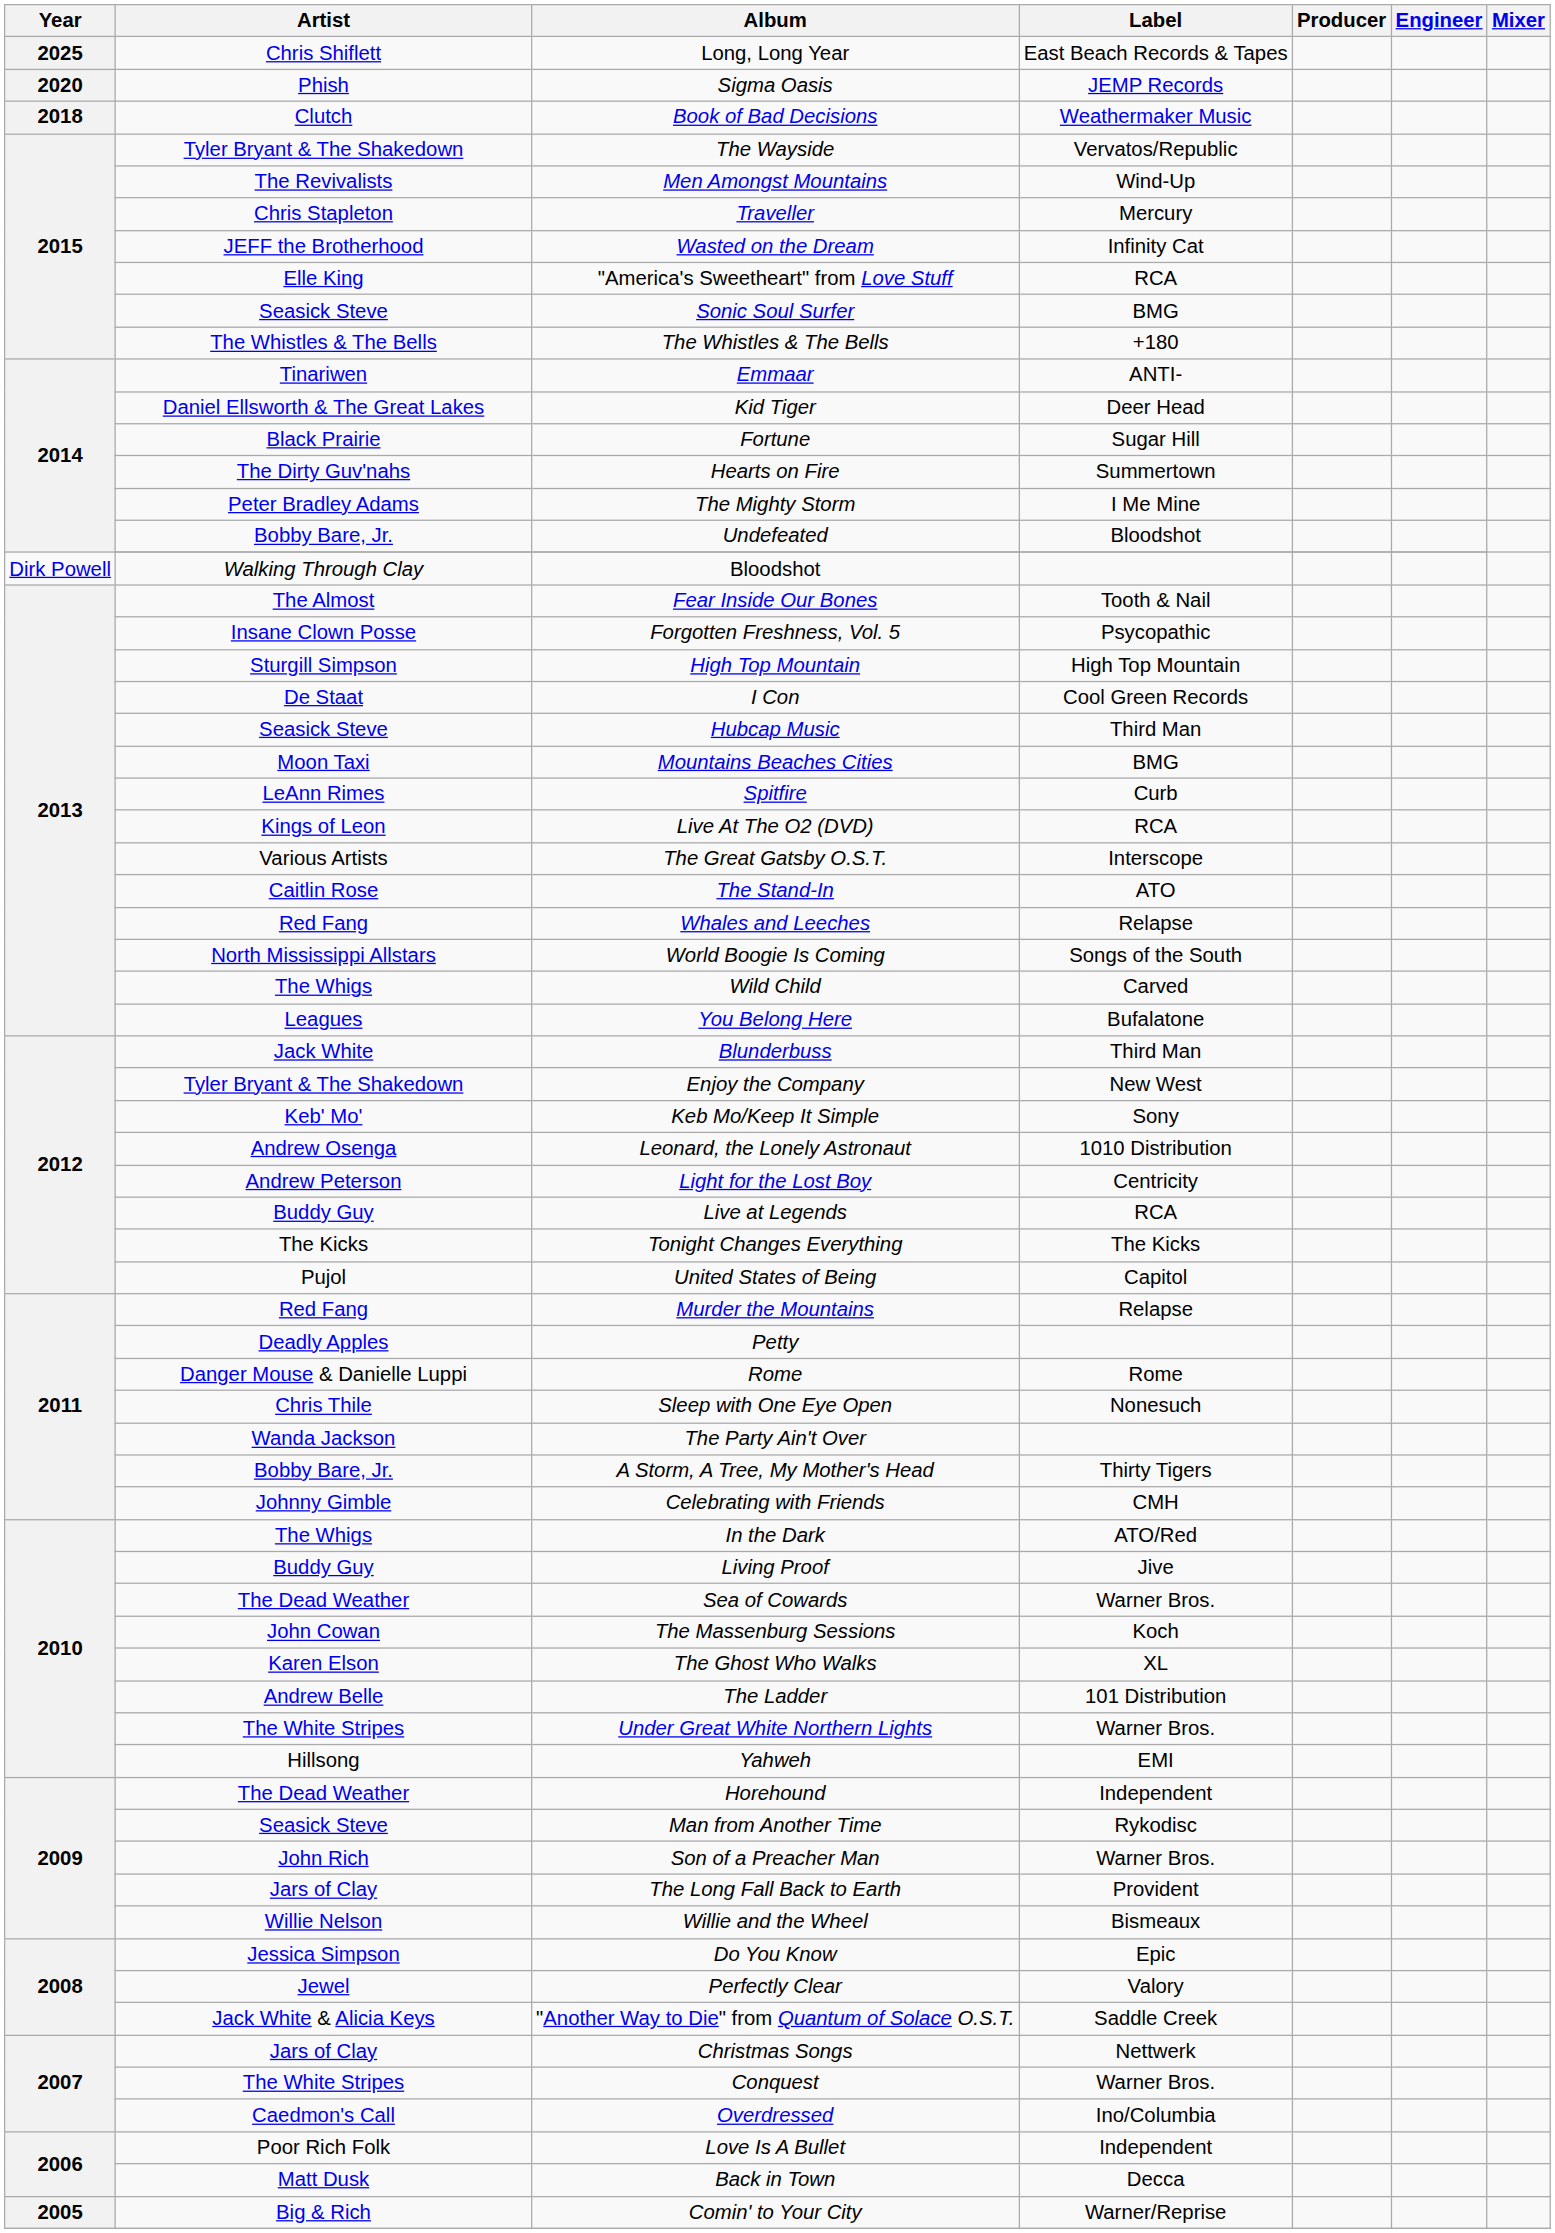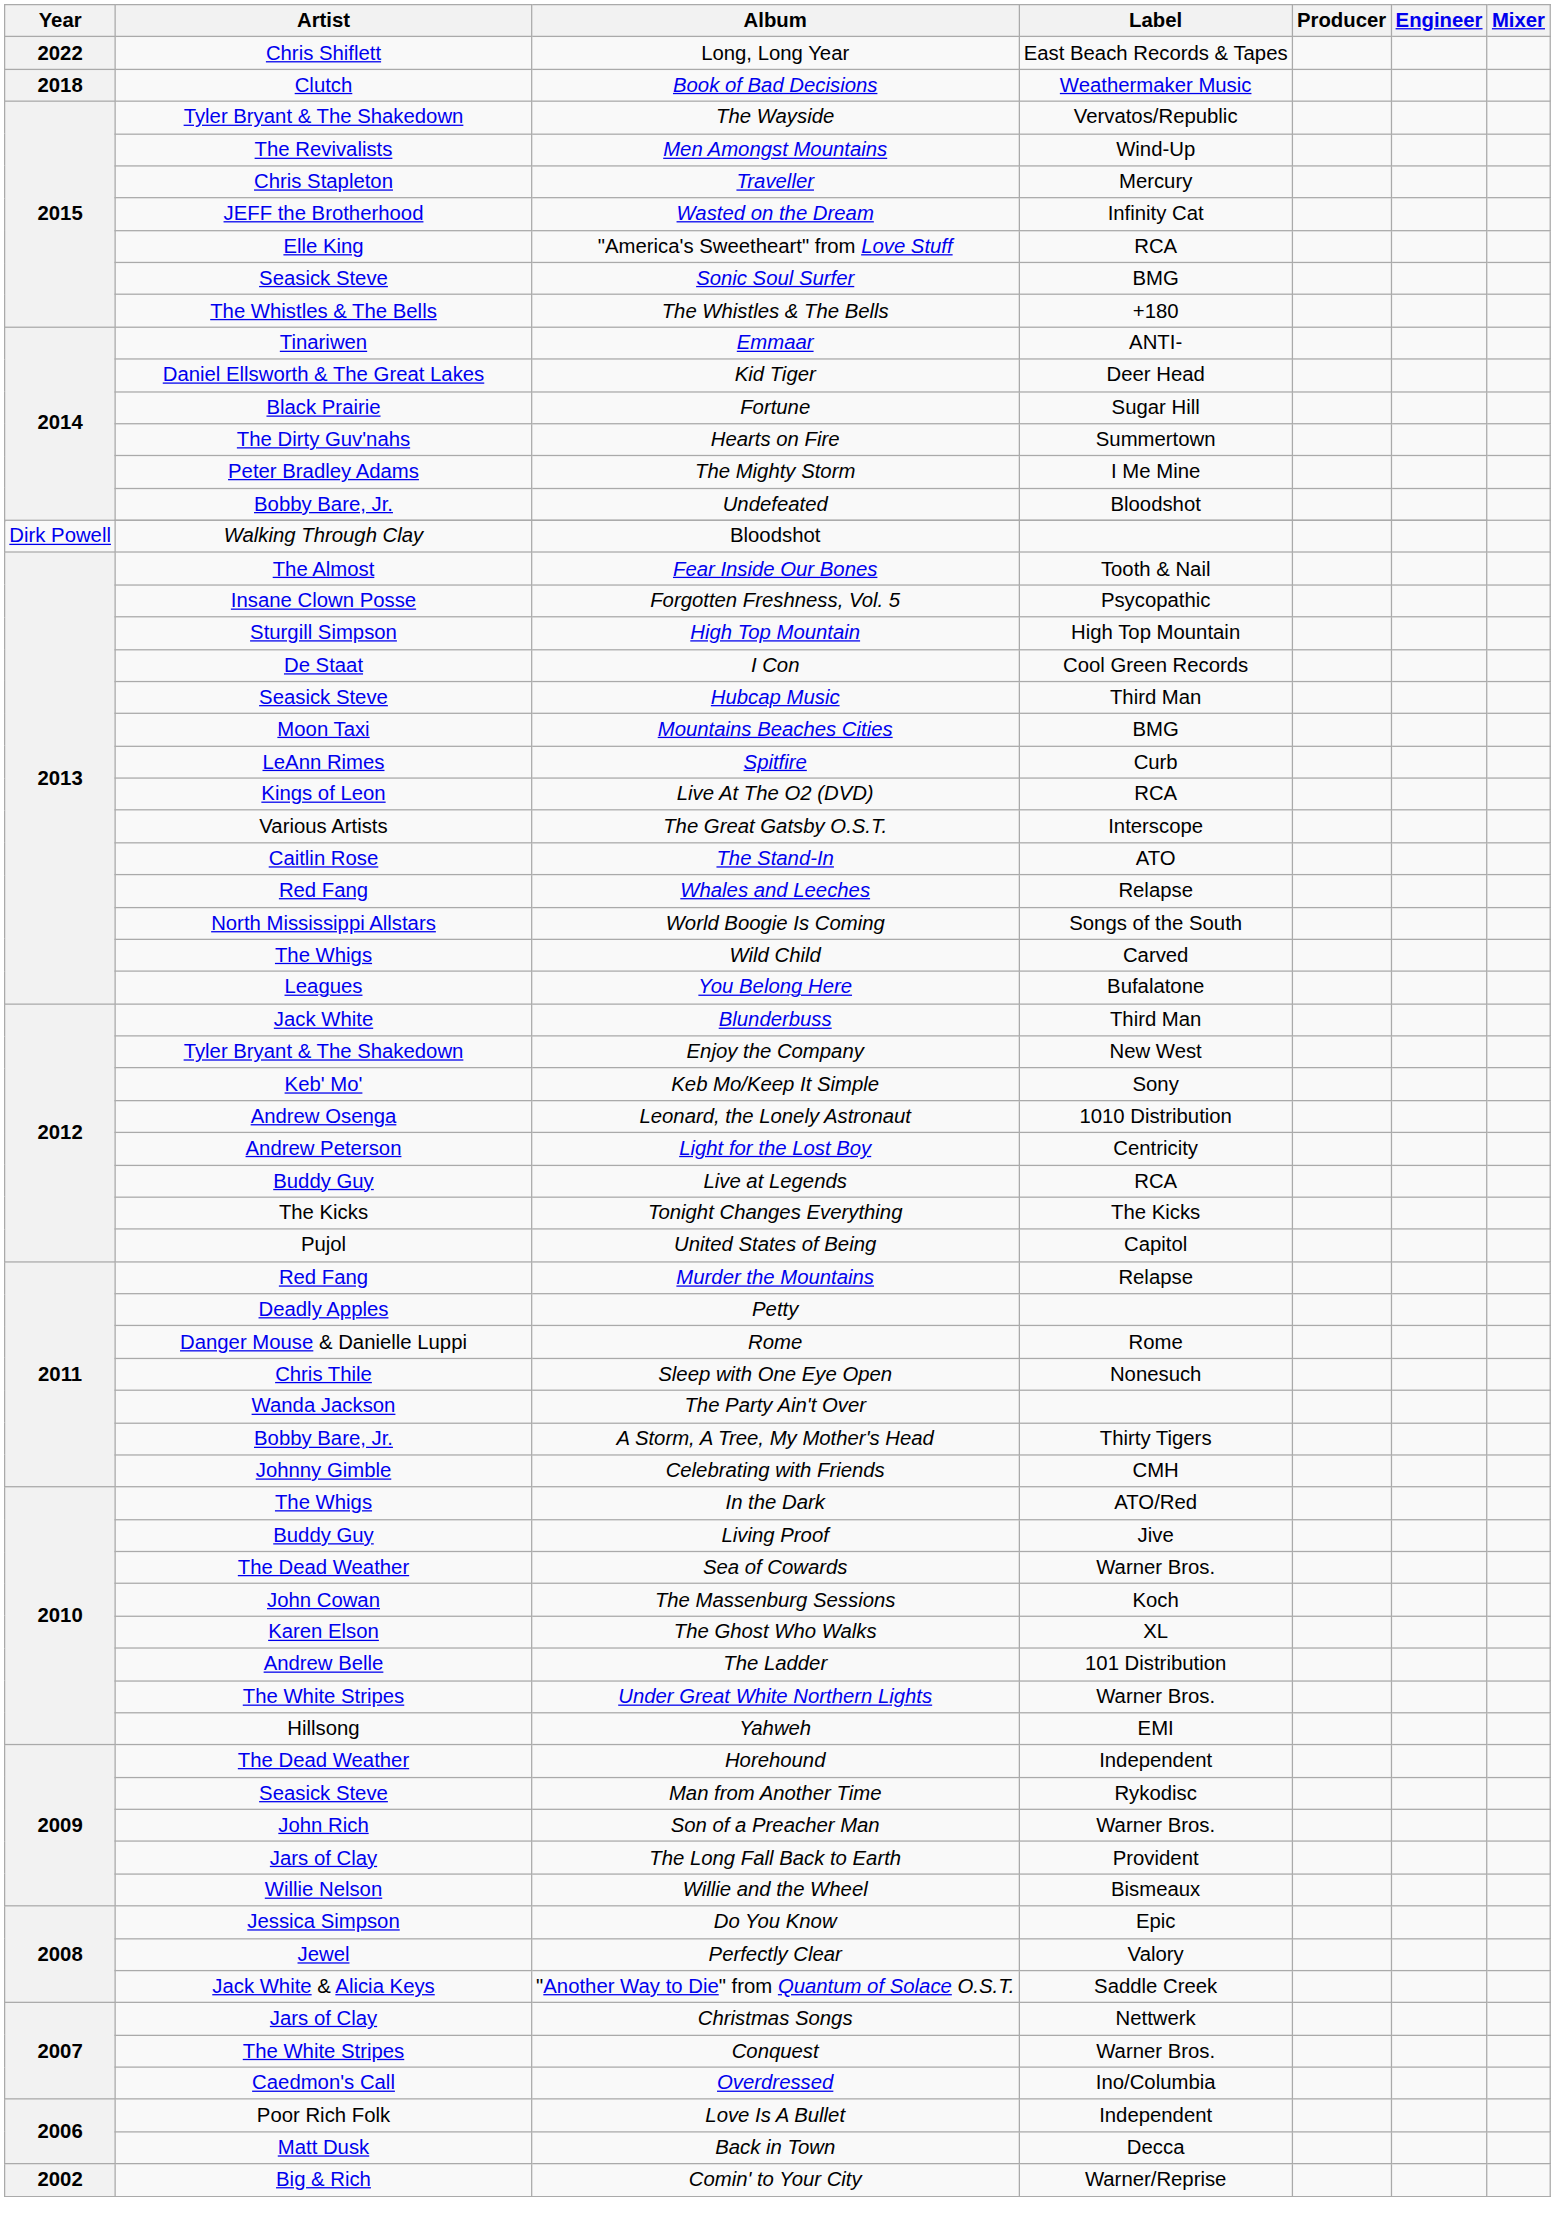(60, 52) 2025 -> (60, 52) 2022
- row: (775, 85)
(60, 2211) 2005 -> (60, 2179) 2002
